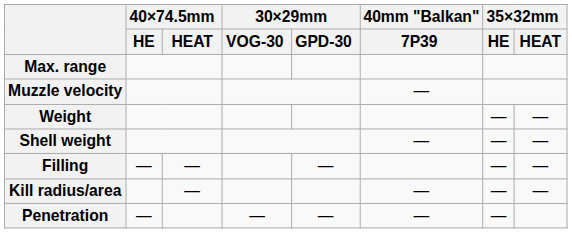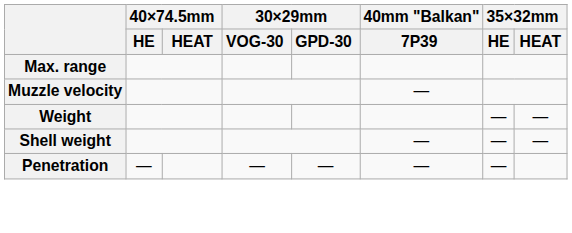- row: (65, 166)
- row: (65, 191)
